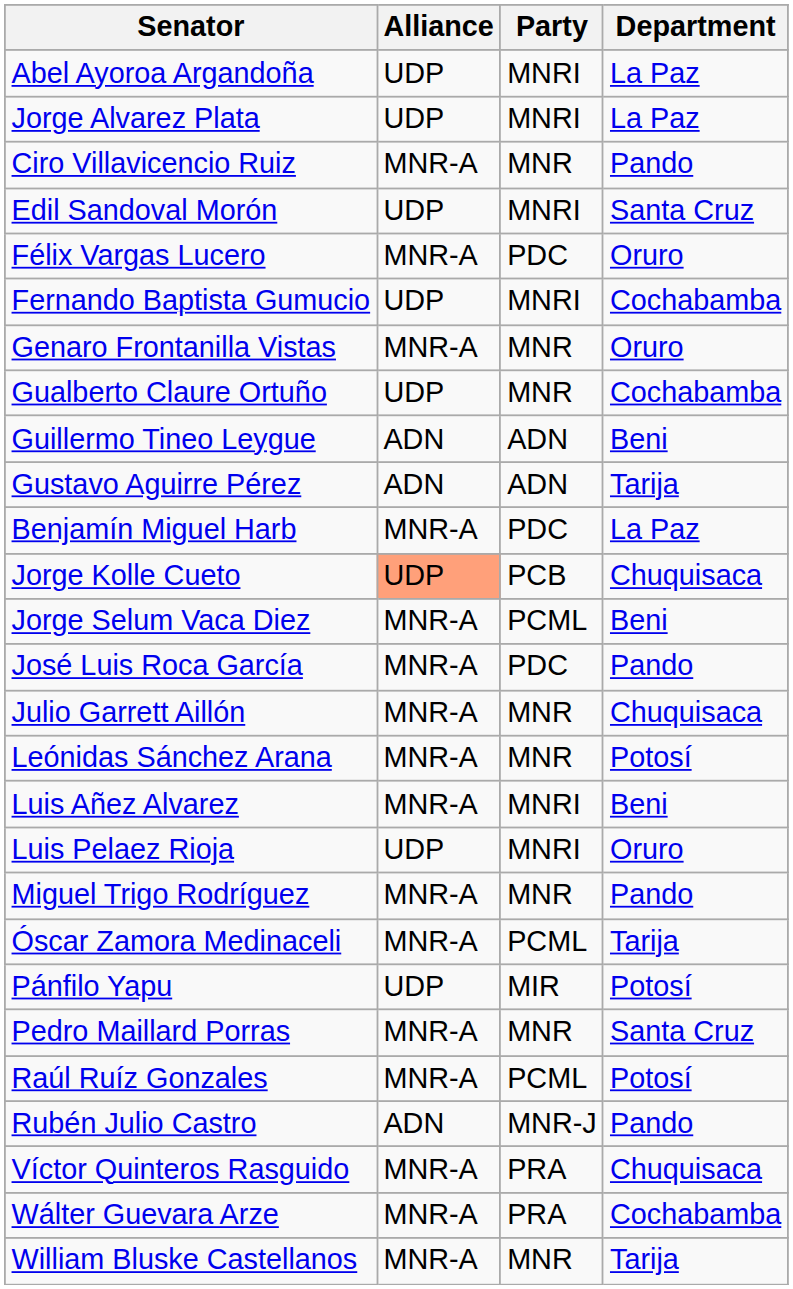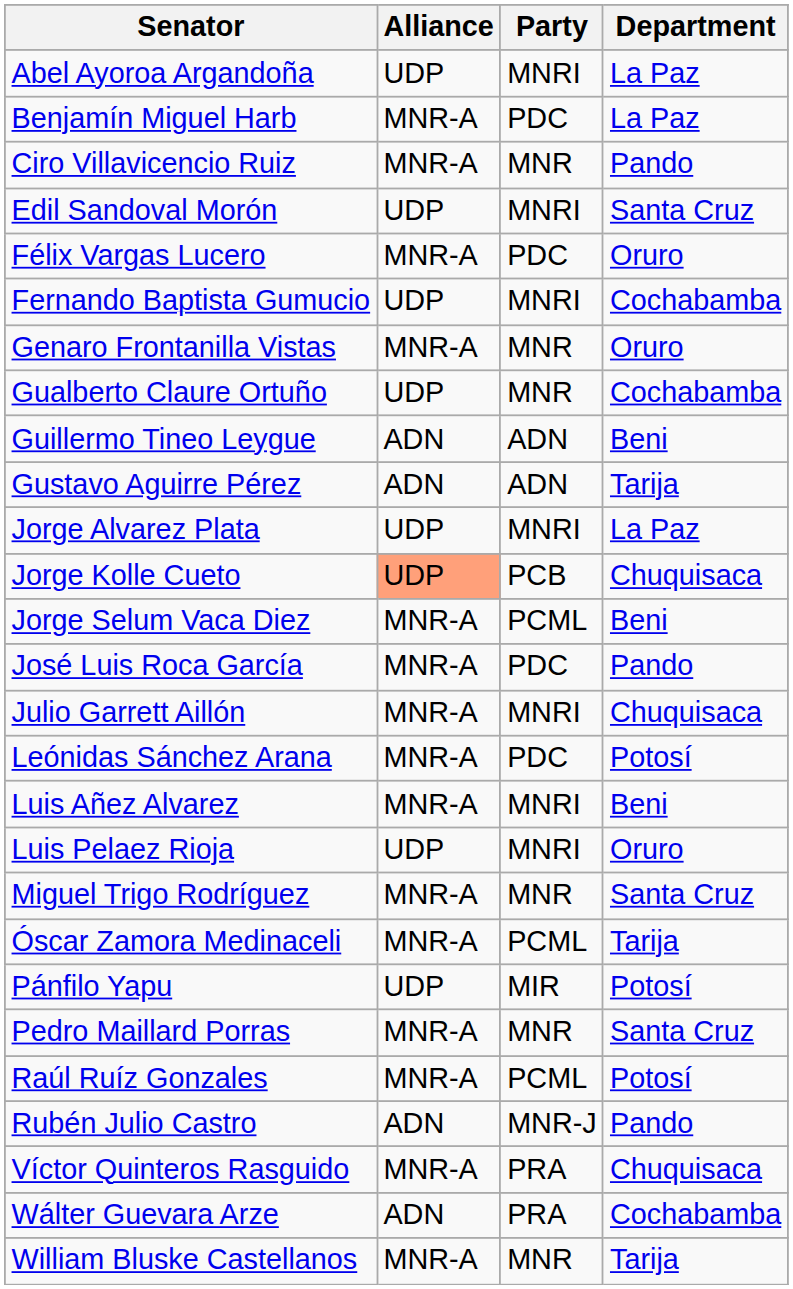rows swapped: (154, 529) <-> (136, 118)
(540, 712) MNR -> (544, 712) MNRI
(540, 758) MNR -> (538, 758) PDC
(652, 895) Pando -> (682, 895) Santa Cruz
(431, 1214) MNR-A -> (414, 1214) ADN
